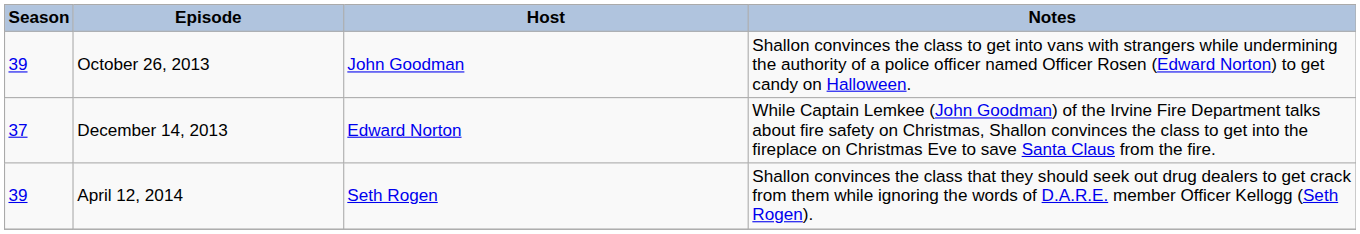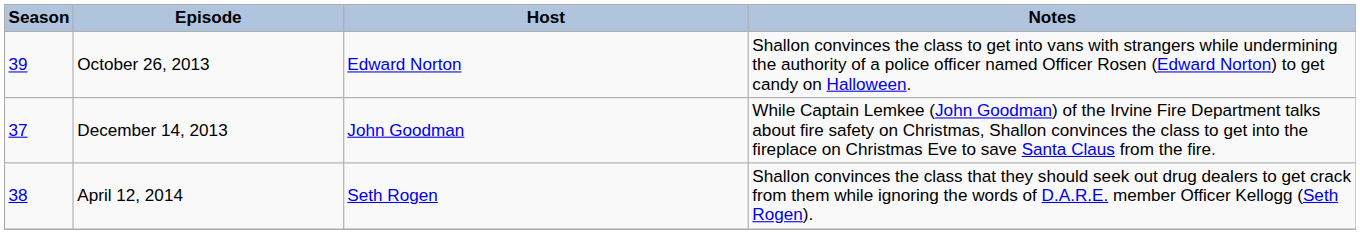(406, 64) John Goodman -> (404, 64) Edward Norton
(404, 130) Edward Norton -> (406, 130) John Goodman
(18, 195) 39 -> (18, 195) 38
